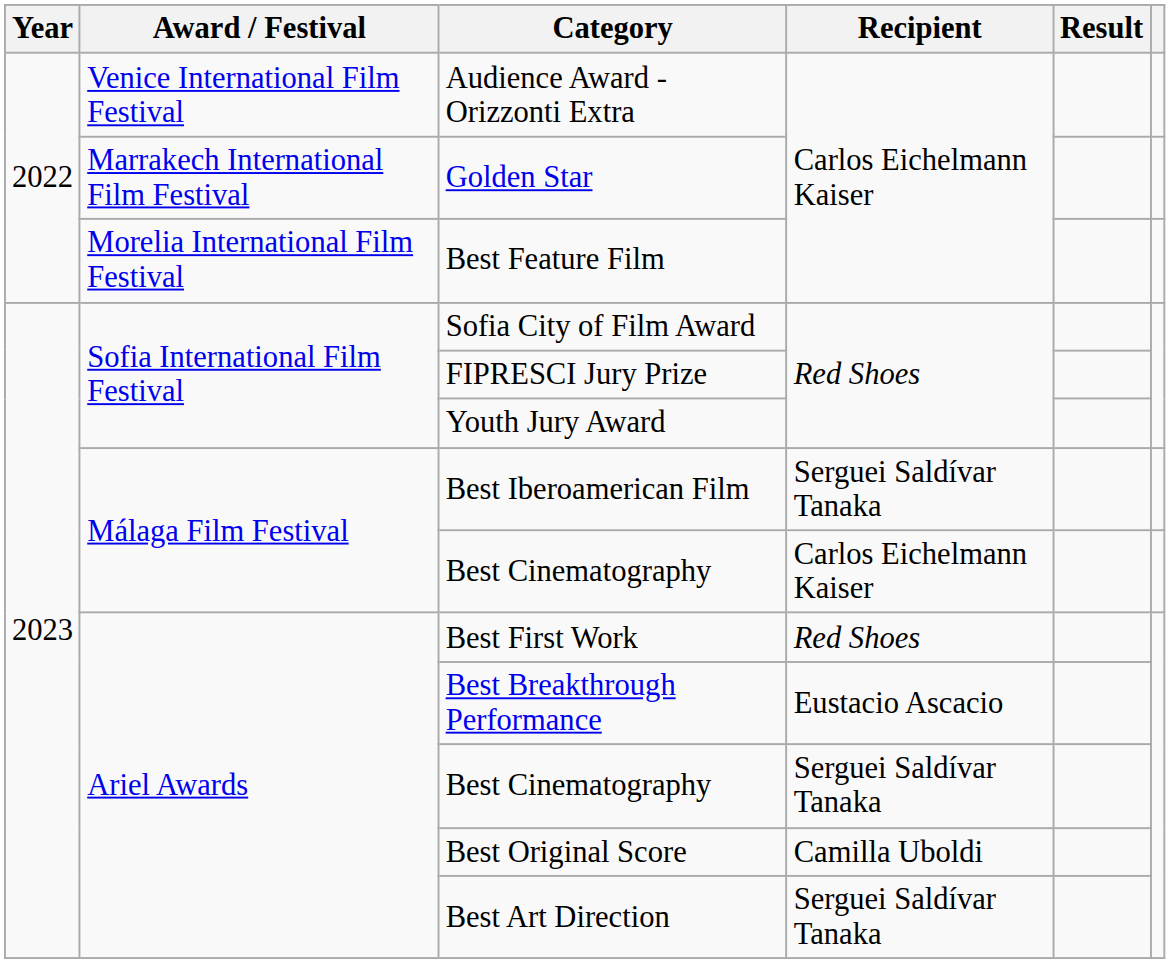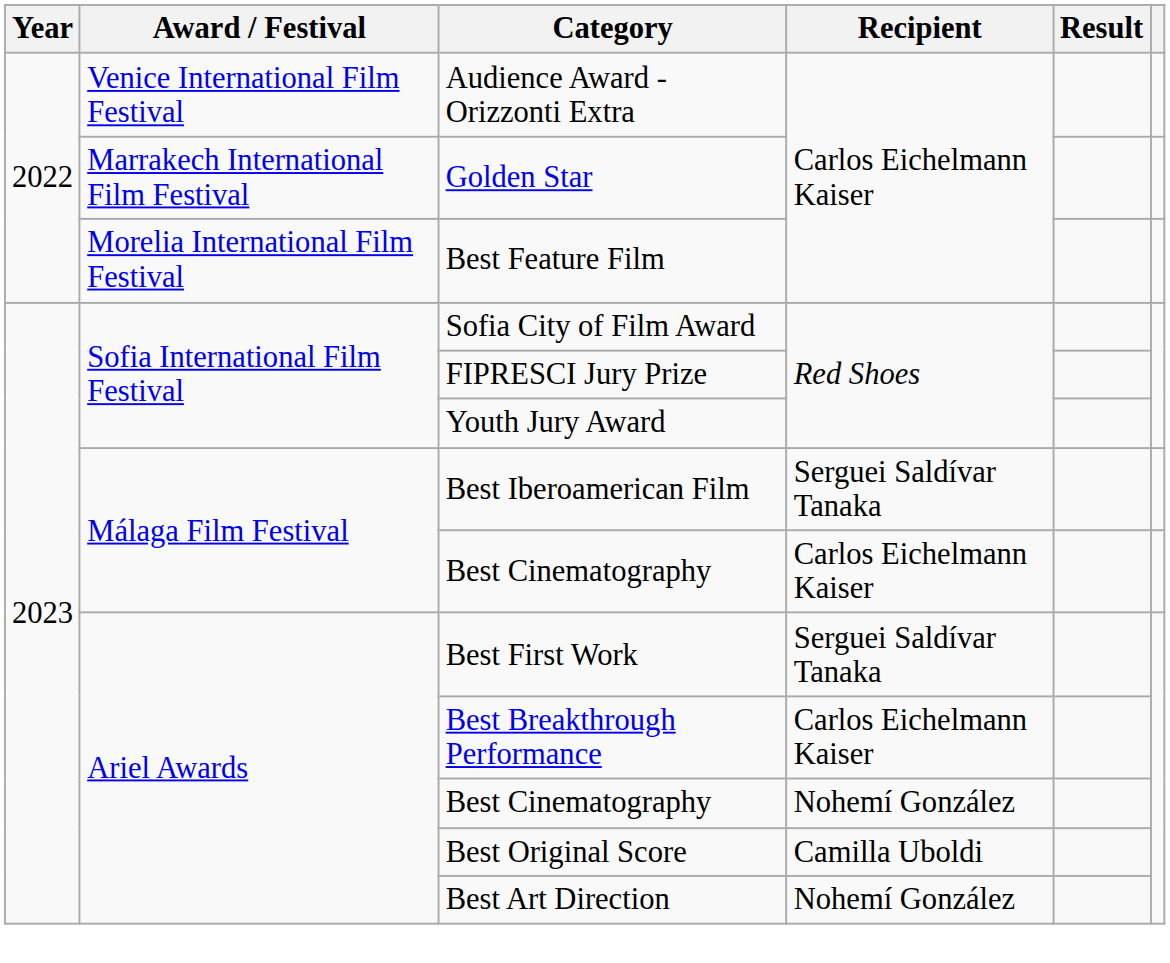(857, 636) Red Shoes -> (895, 654) Serguei Saldívar Tanaka
(899, 702) Eustacio Ascacio -> (910, 736) Carlos Eichelmann Kaiser
(895, 785) Serguei Saldívar Tanaka -> (904, 802) Nohemí González
(895, 916) Serguei Saldívar Tanaka -> (904, 899) Nohemí González
